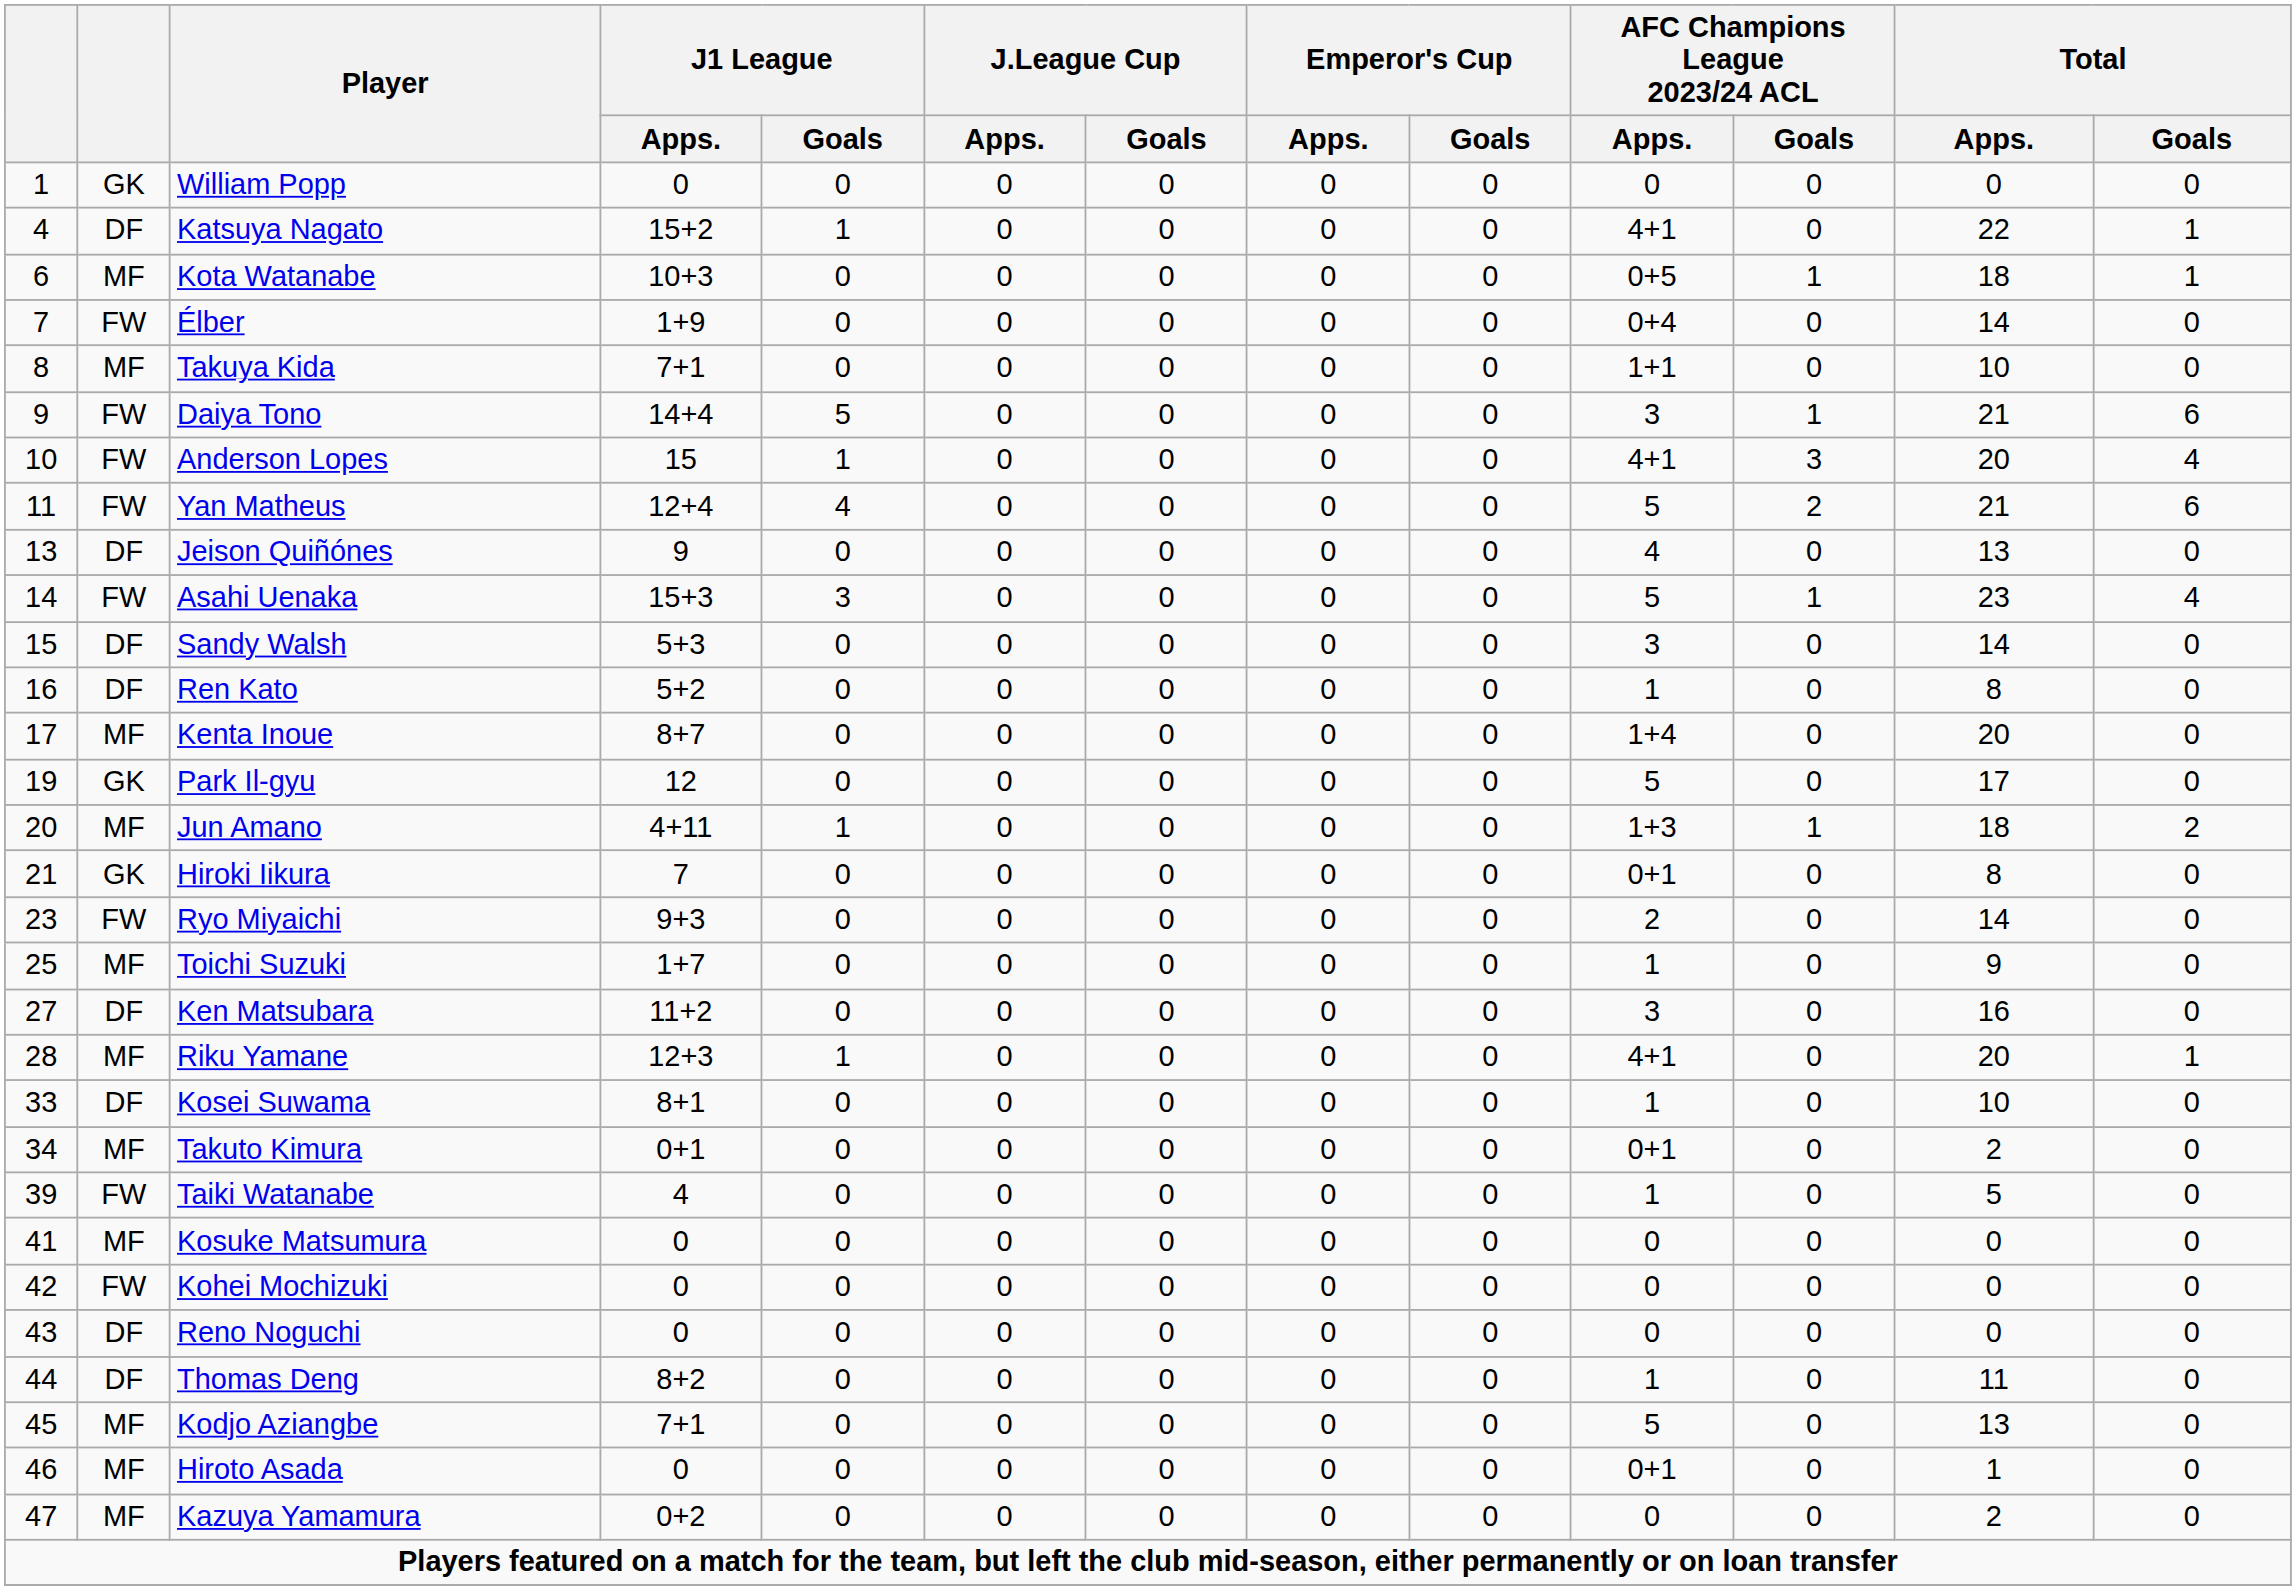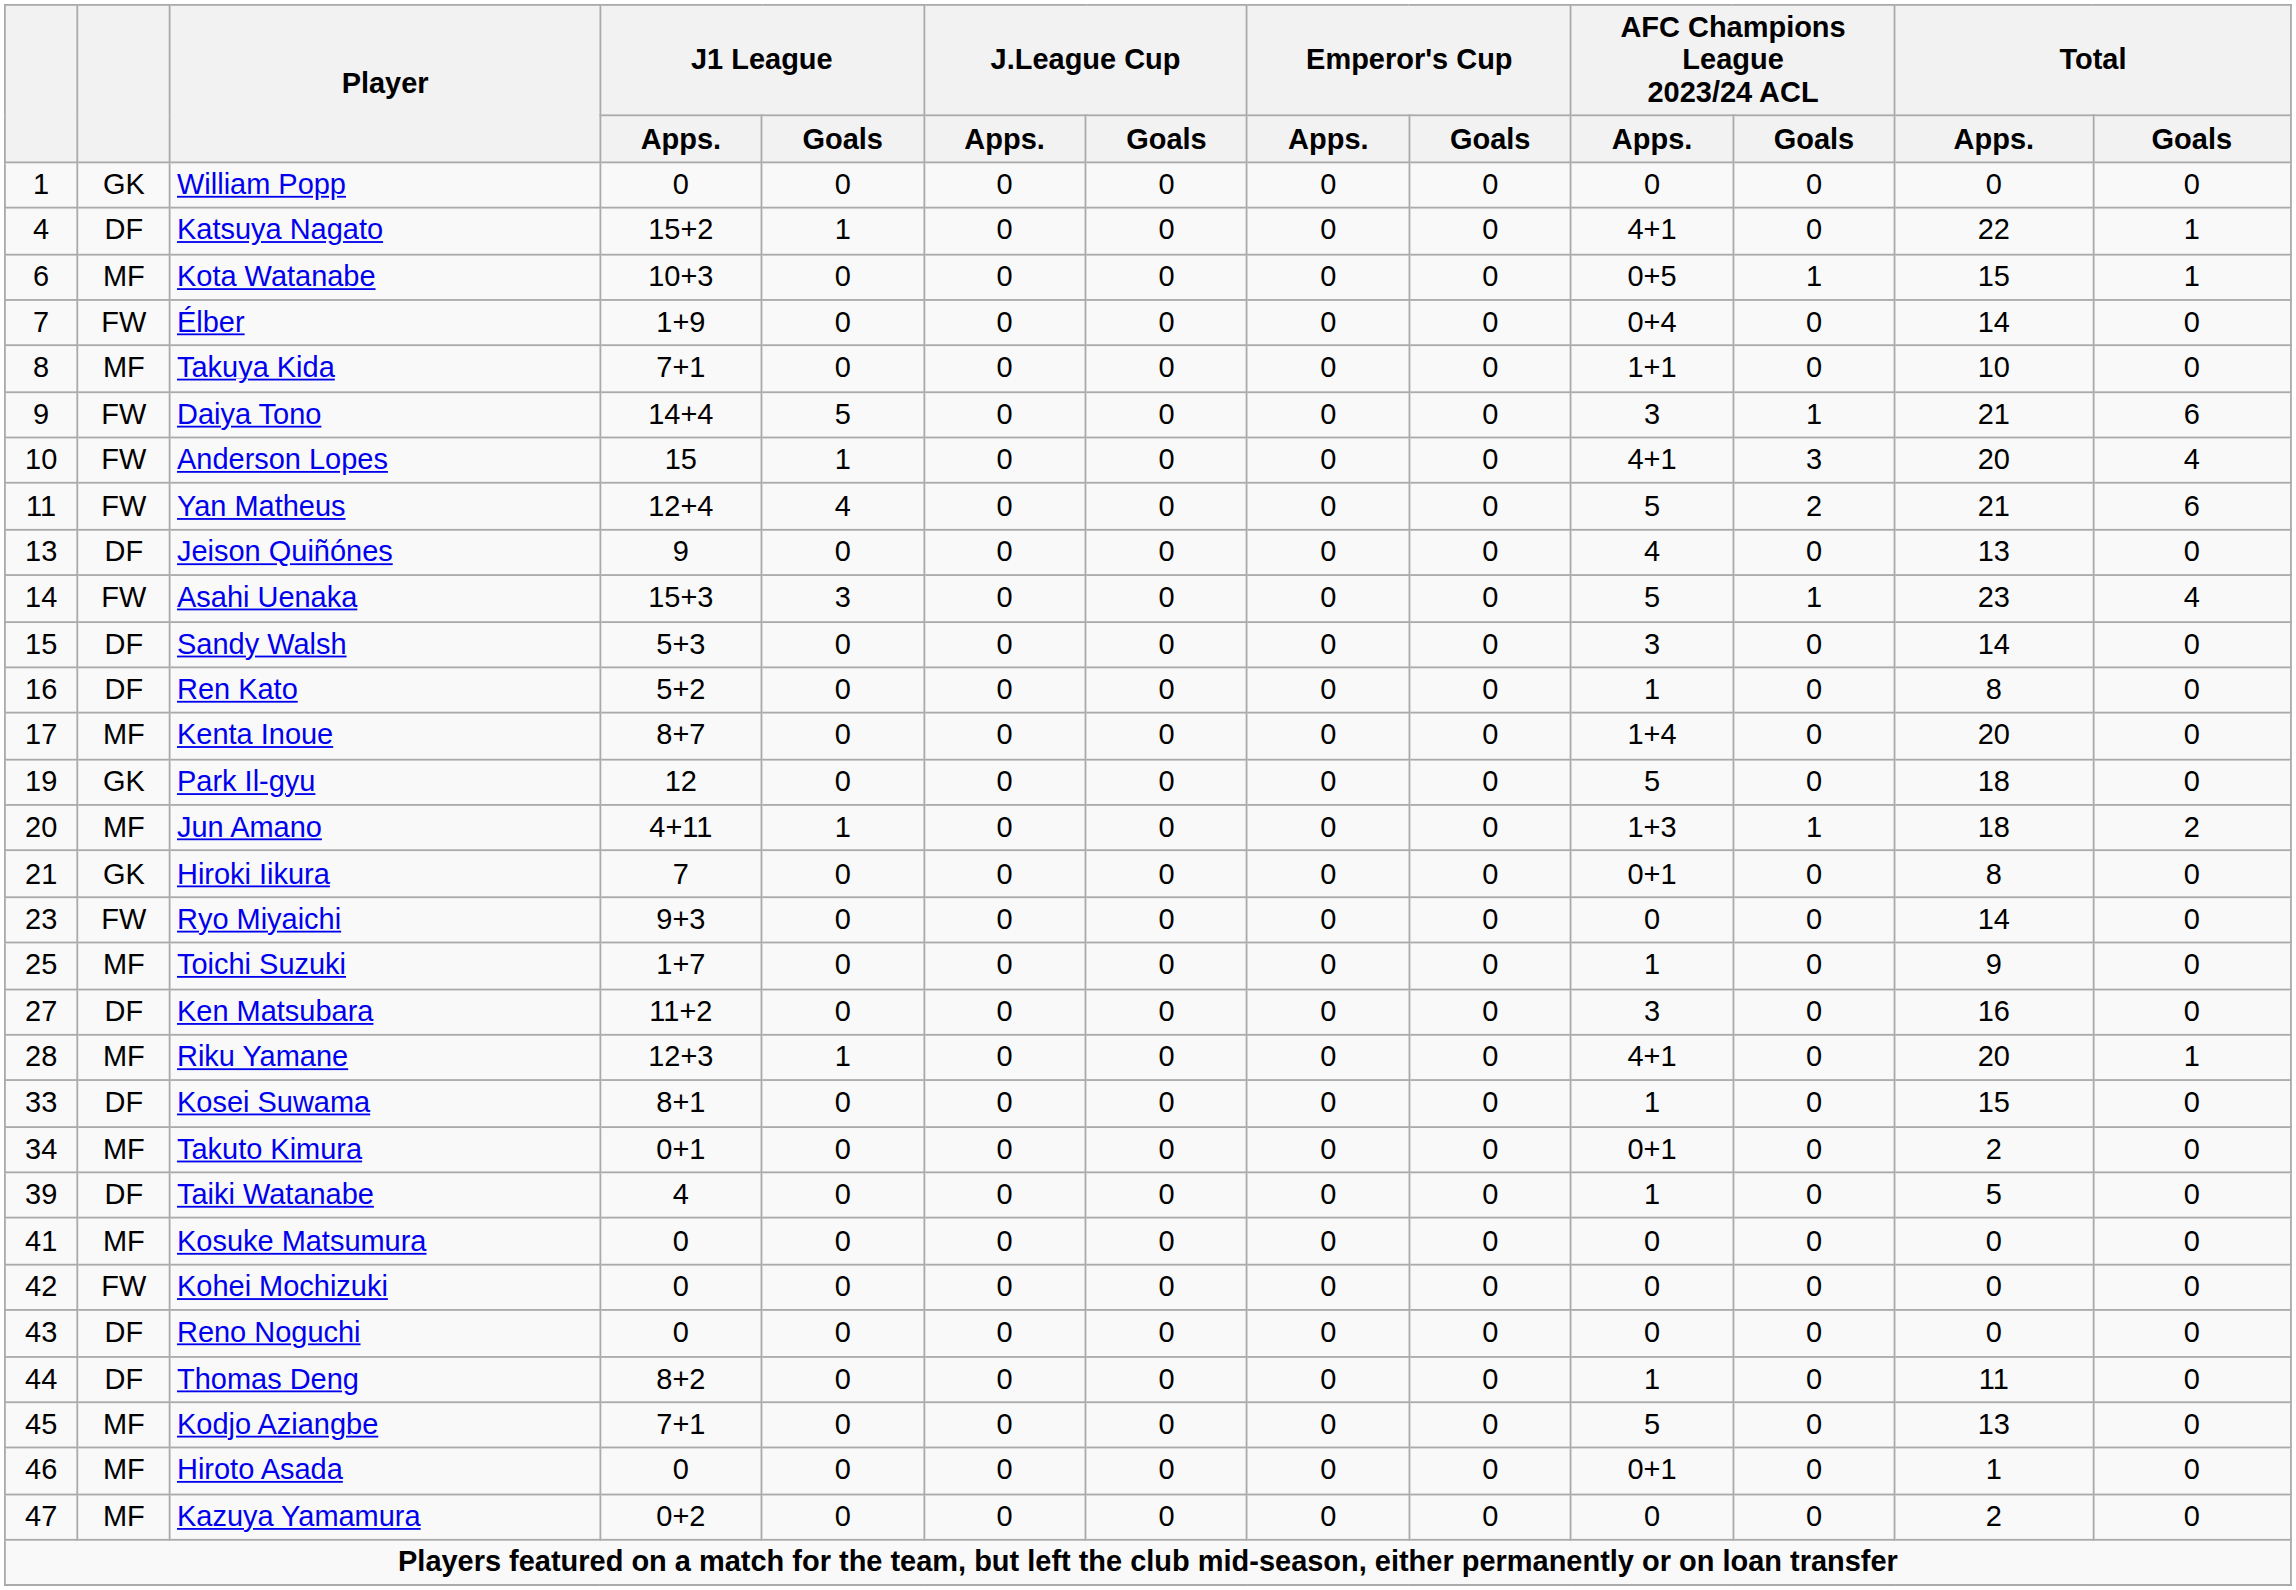(1994, 276) 18 -> (1994, 276) 15
(1994, 781) 17 -> (1994, 781) 18
(1652, 919) 2 -> (1652, 919) 0
(1994, 1103) 10 -> (1994, 1103) 15
(124, 1194) FW -> (124, 1194) DF
